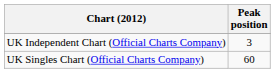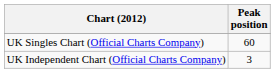rows swapped: (116, 42) <-> (105, 59)
